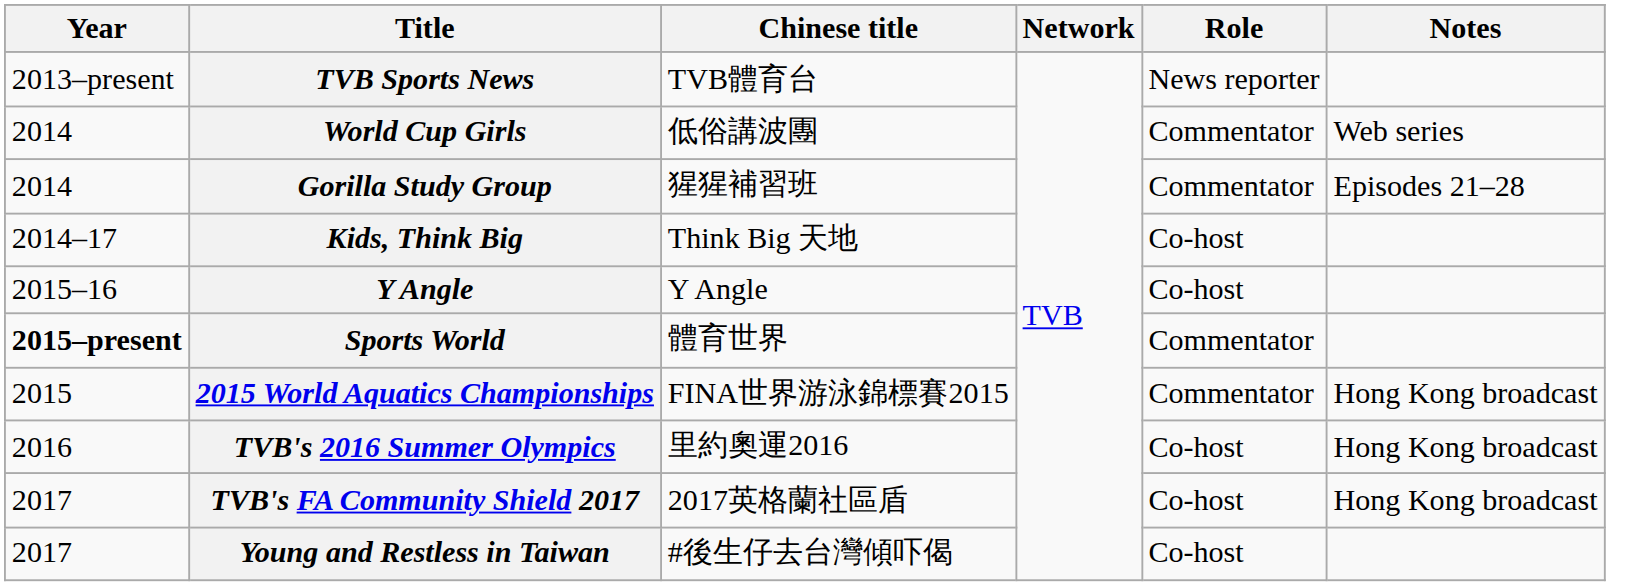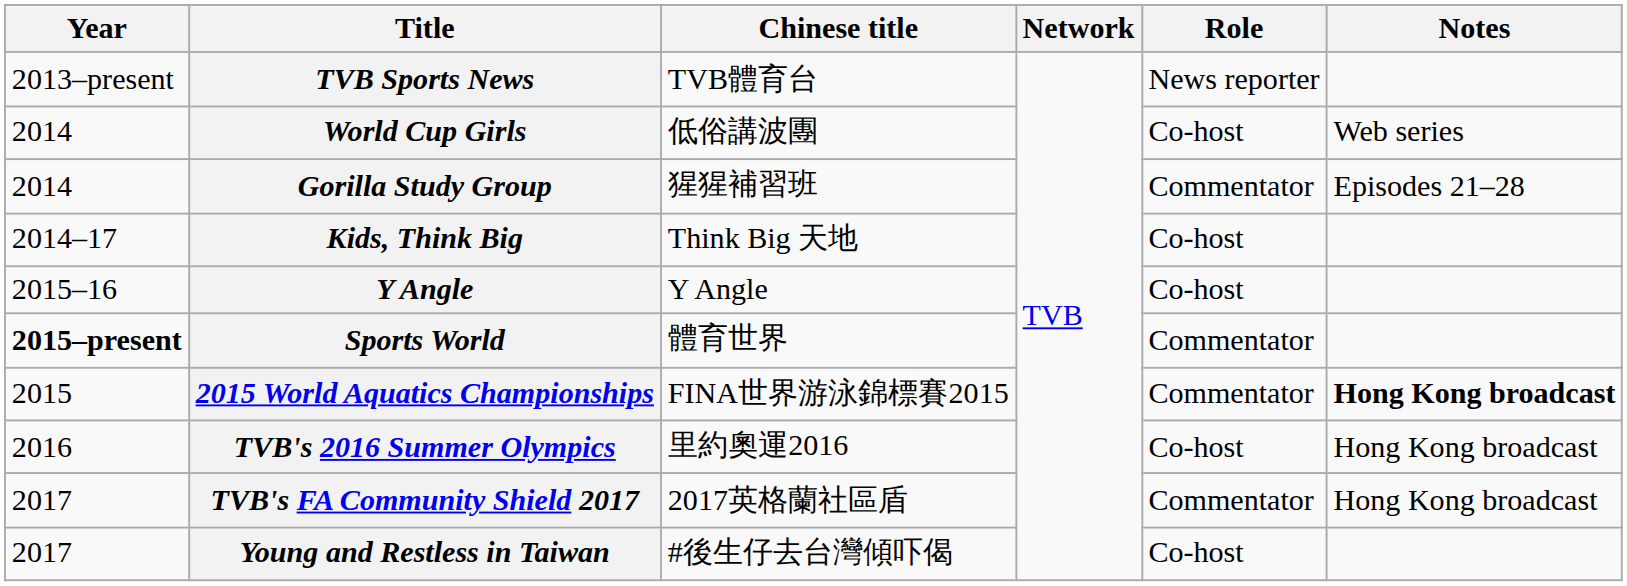(1231, 132) Commentator -> (1196, 132) Co-host
(1466, 393) normal -> (1474, 393) bold
(1196, 499) Co-host -> (1231, 499) Commentator
